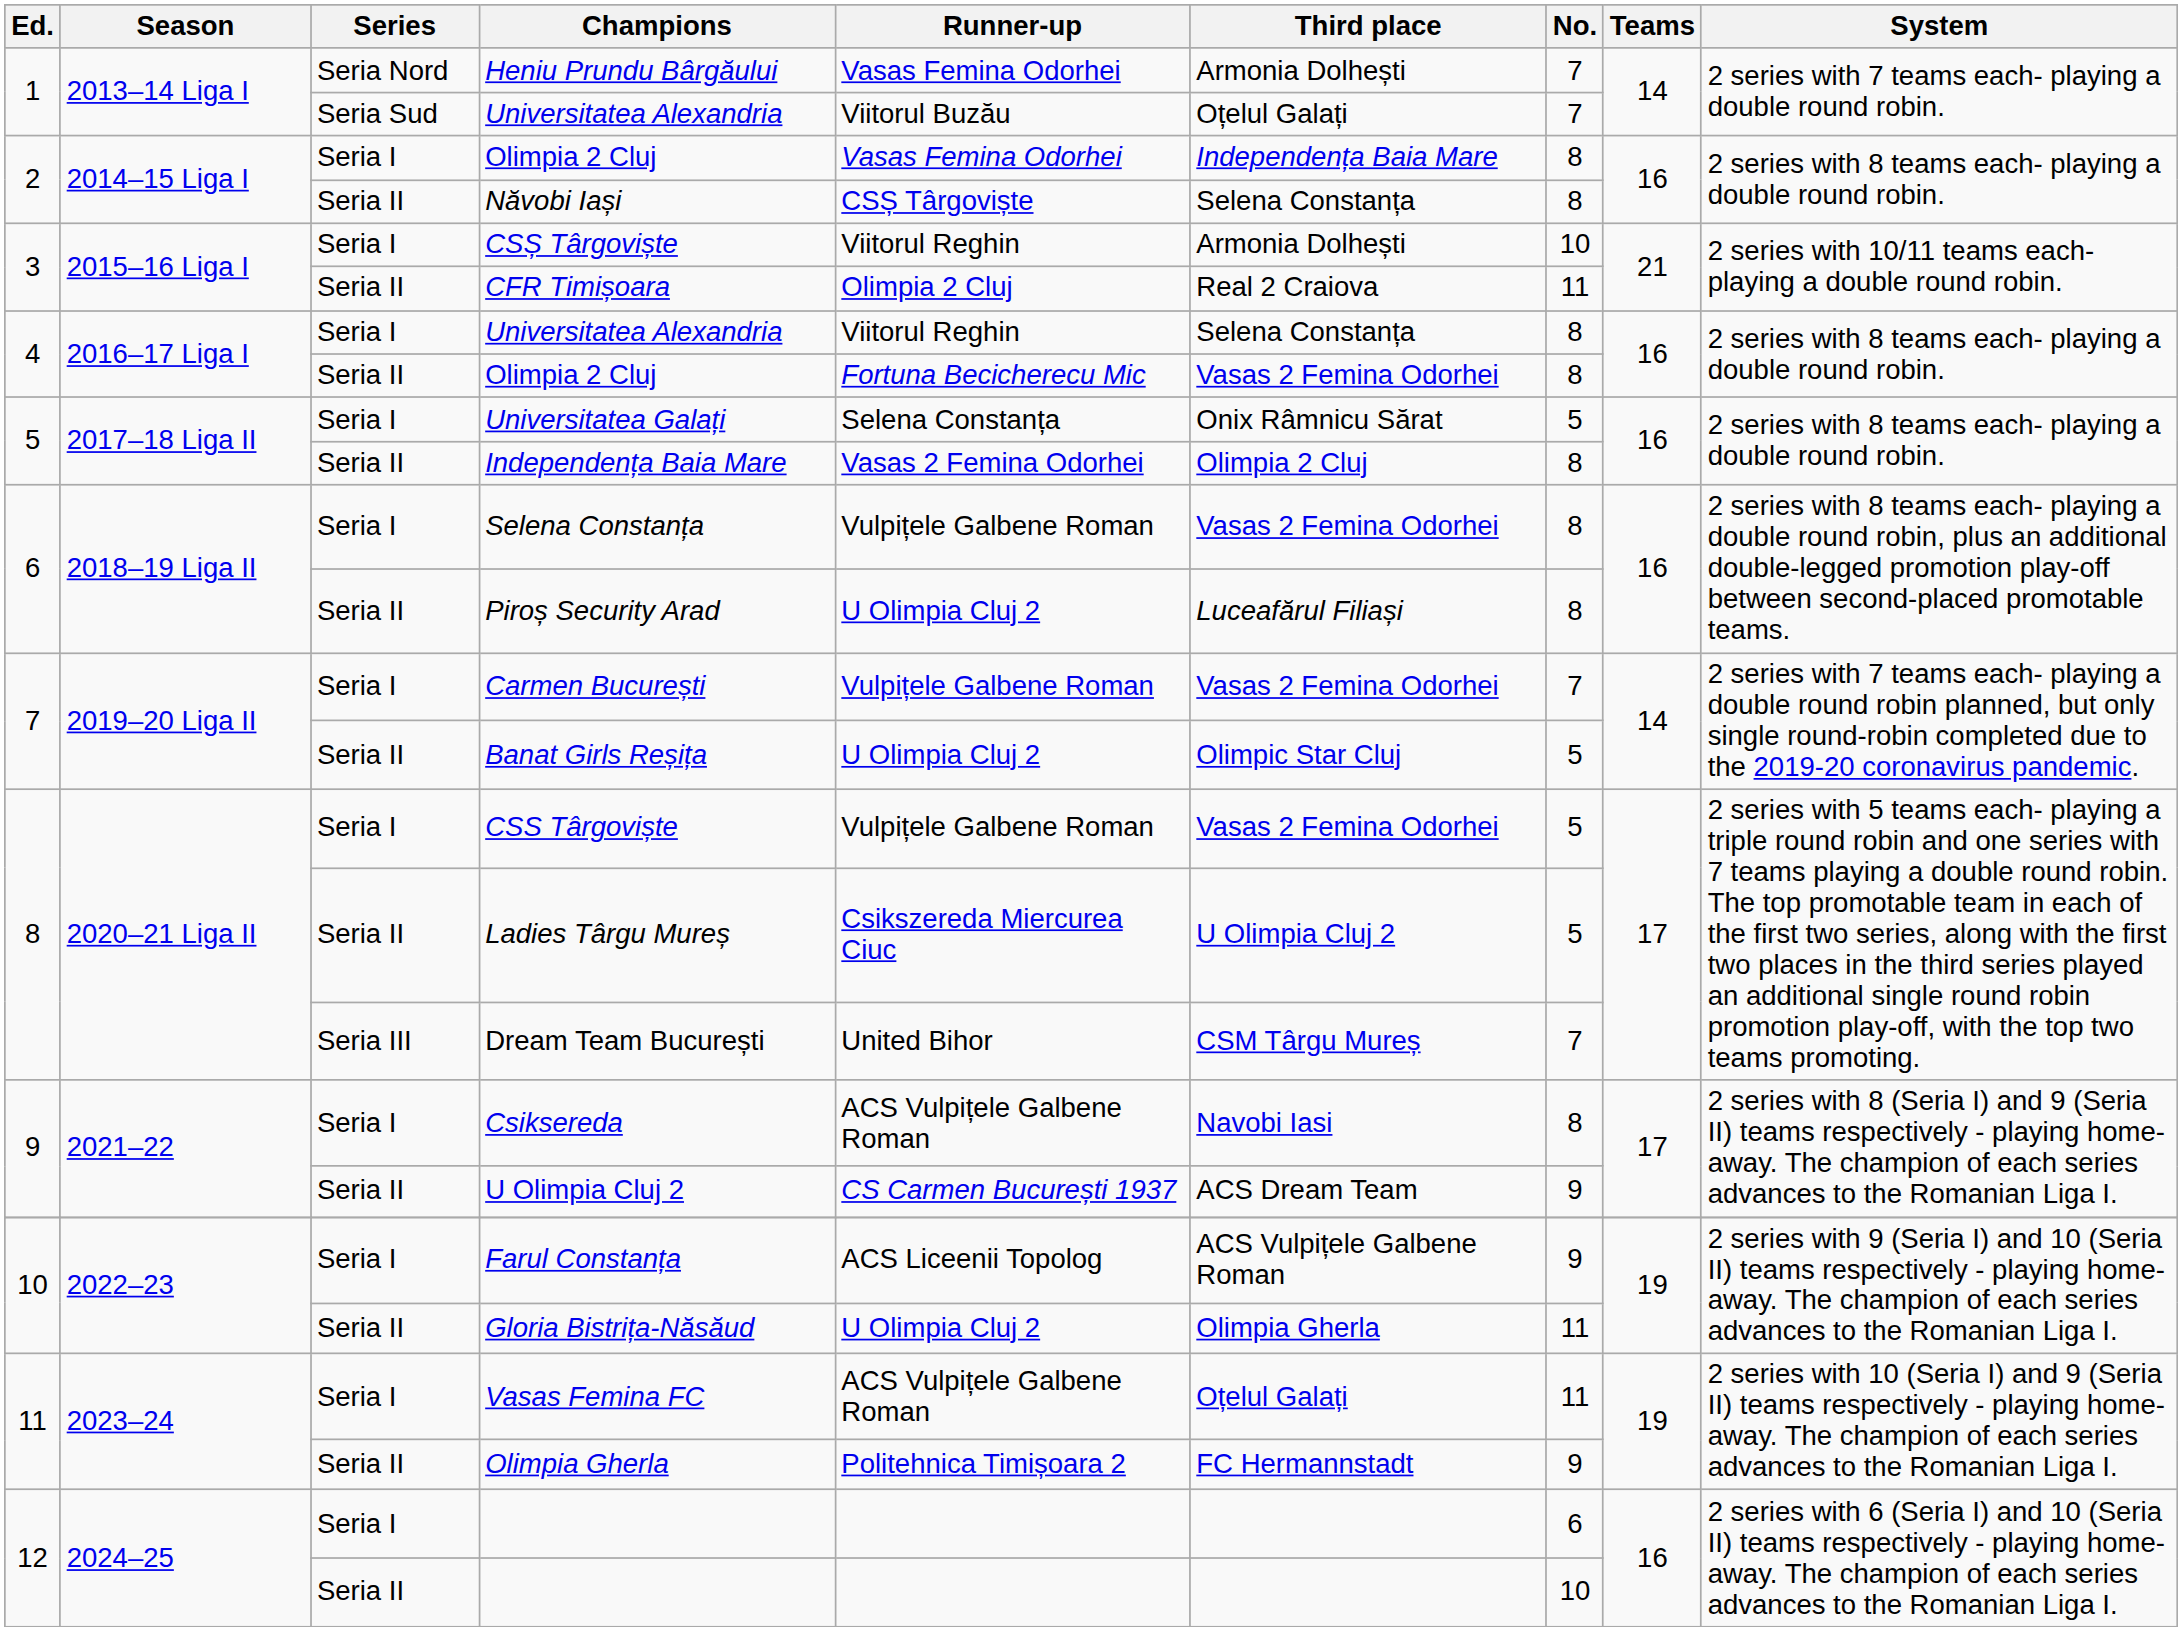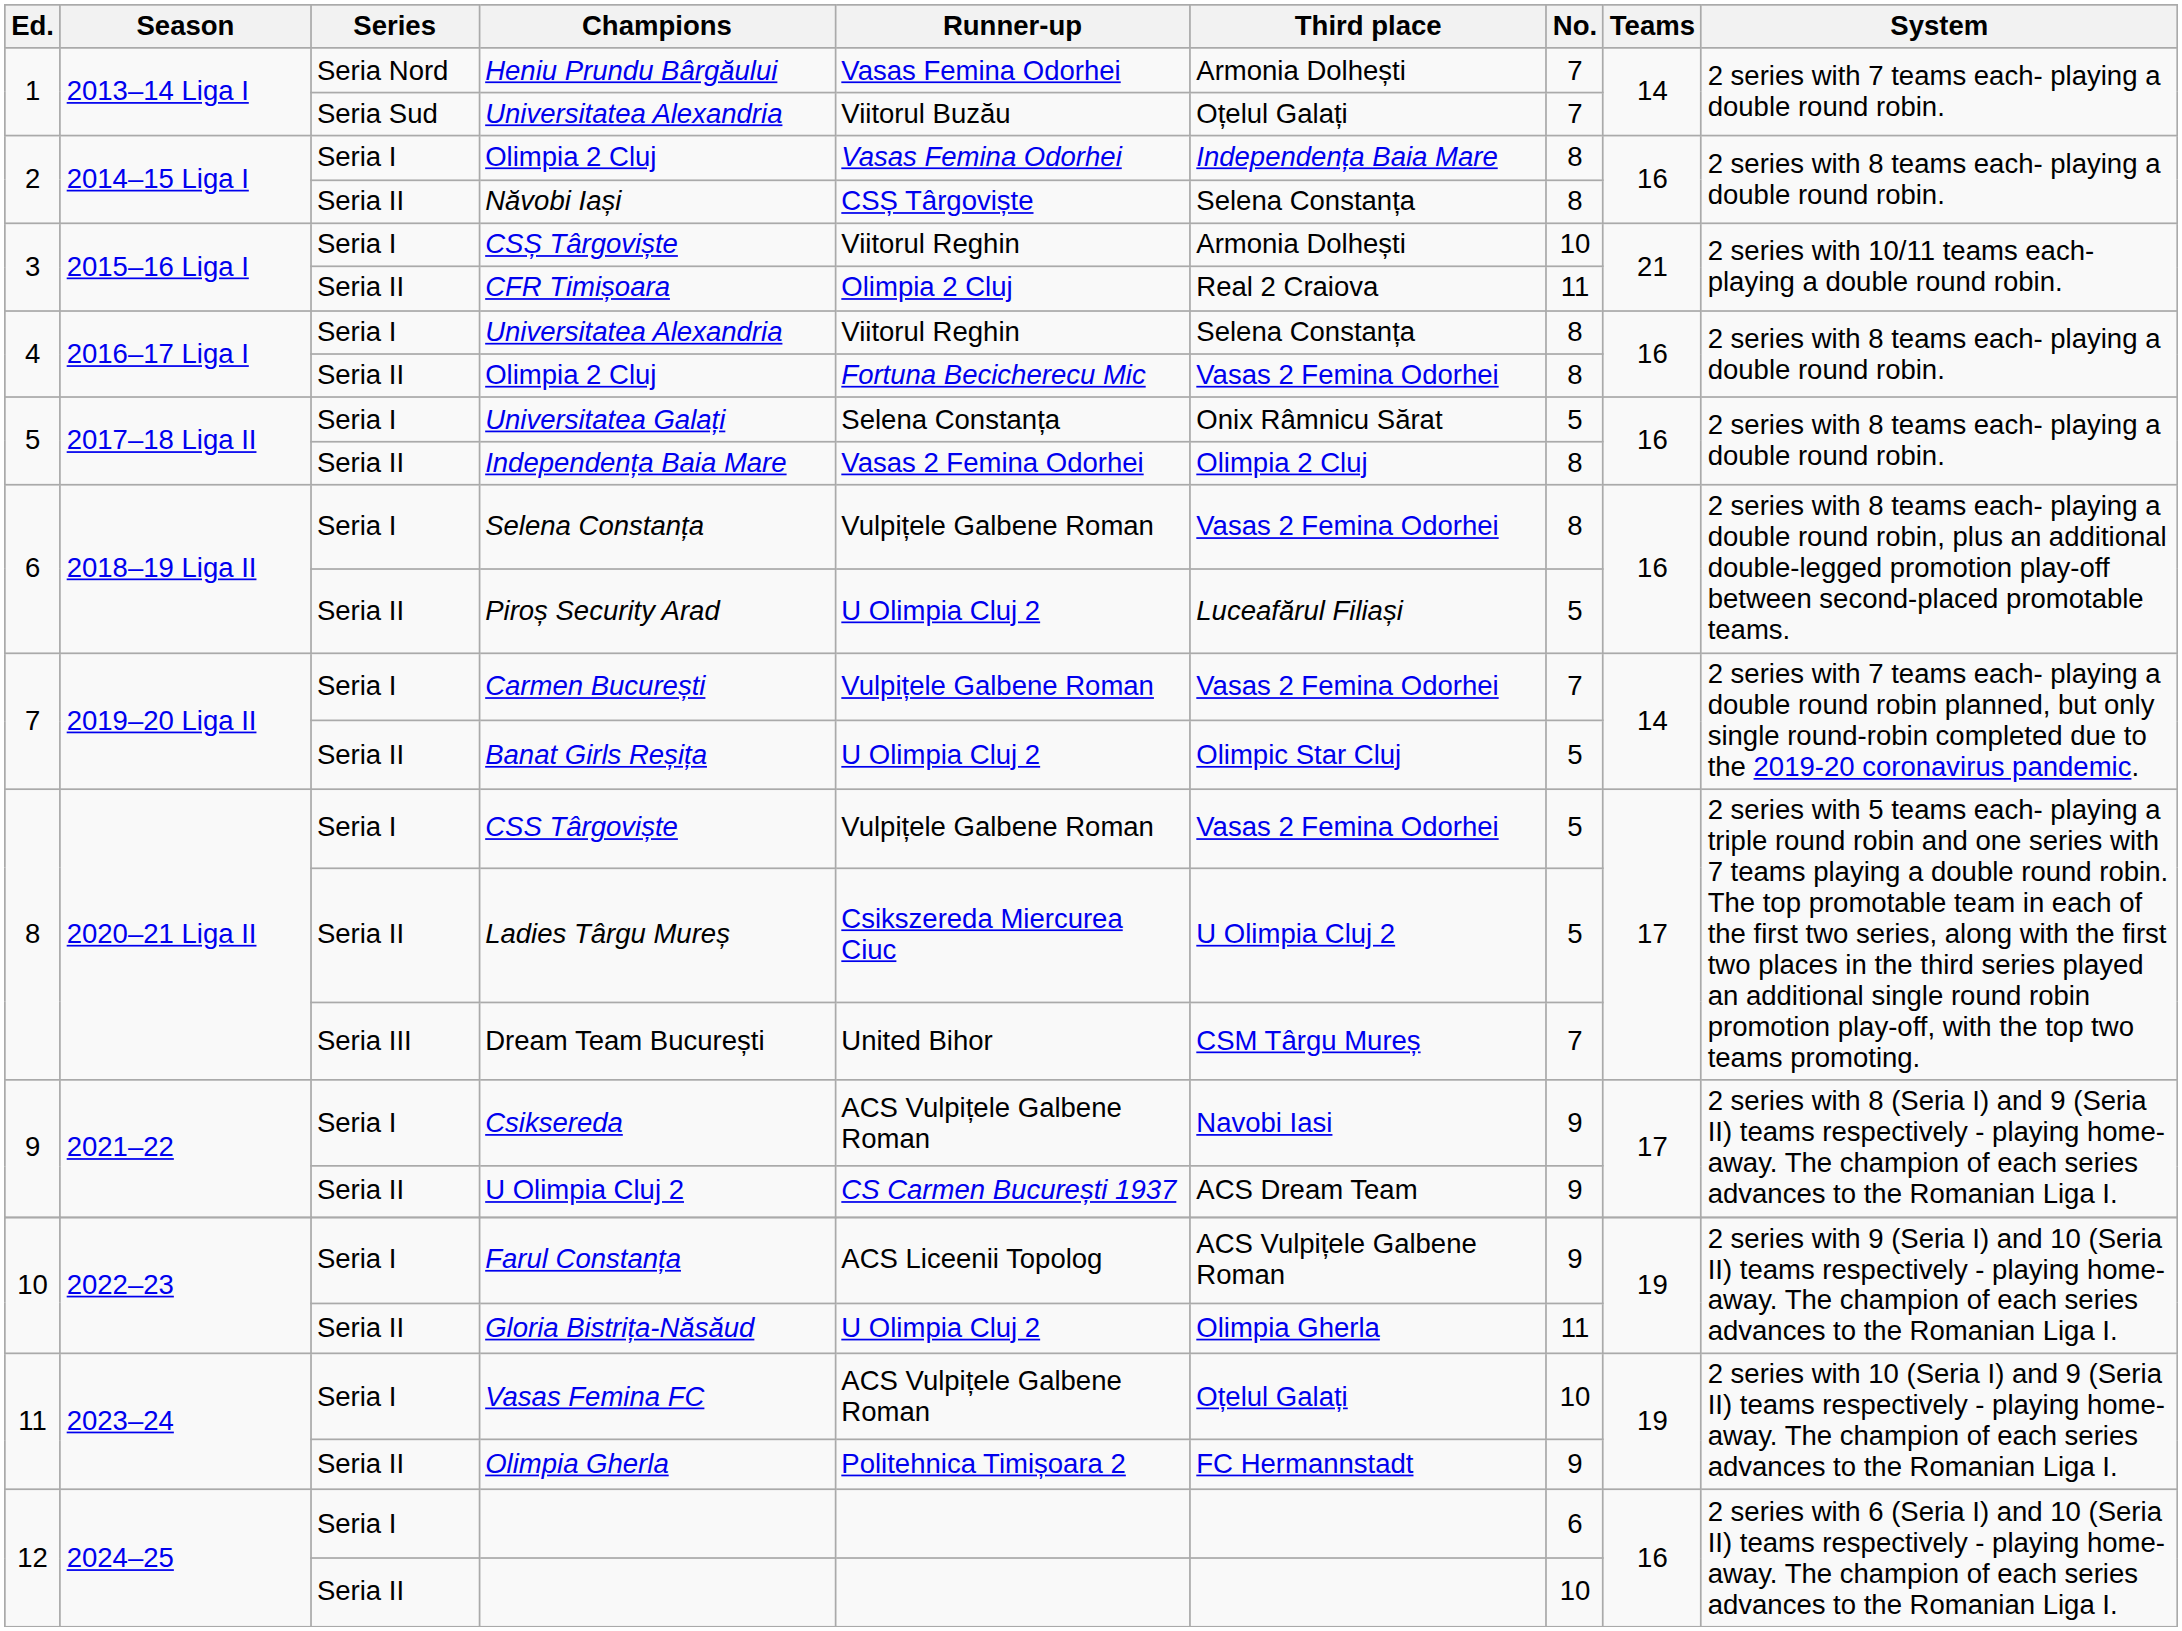(1575, 610) 8 -> (1575, 610) 5
(1575, 1122) 8 -> (1575, 1122) 9
(1575, 1396) 11 -> (1575, 1396) 10
